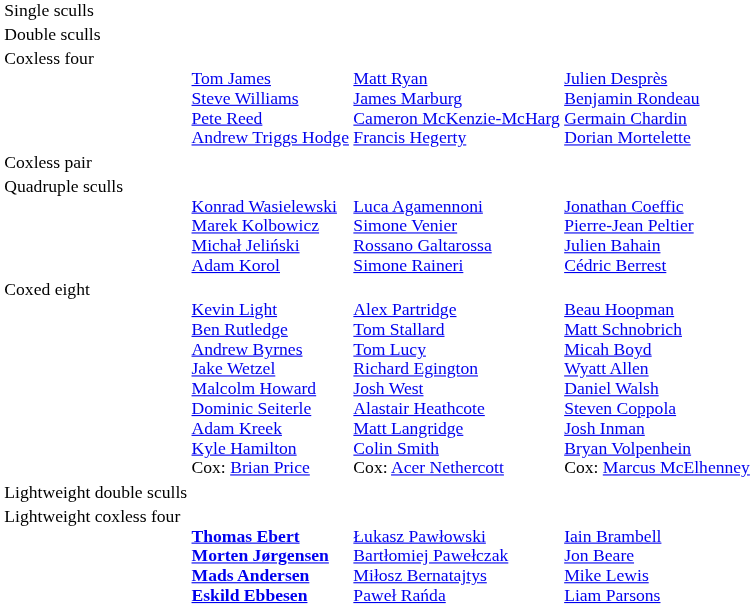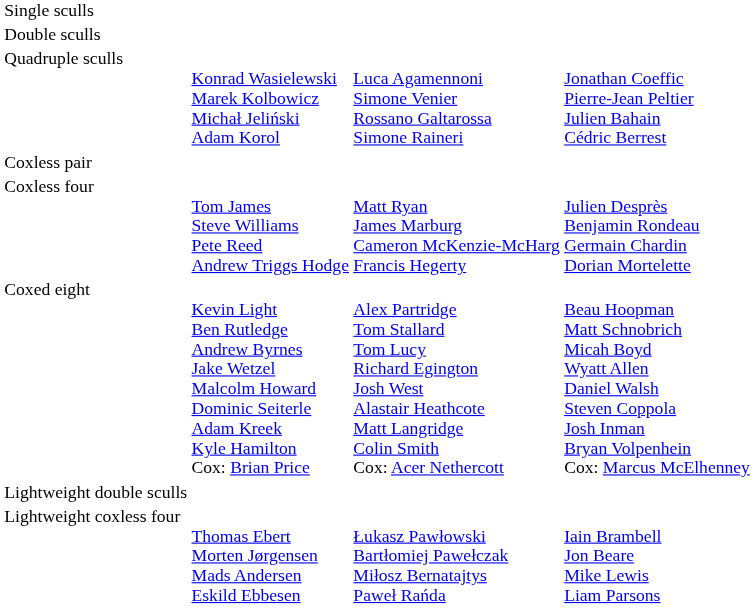rows swapped: (64, 186) <-> (49, 58)
(260, 565) bold -> (255, 565) normal
